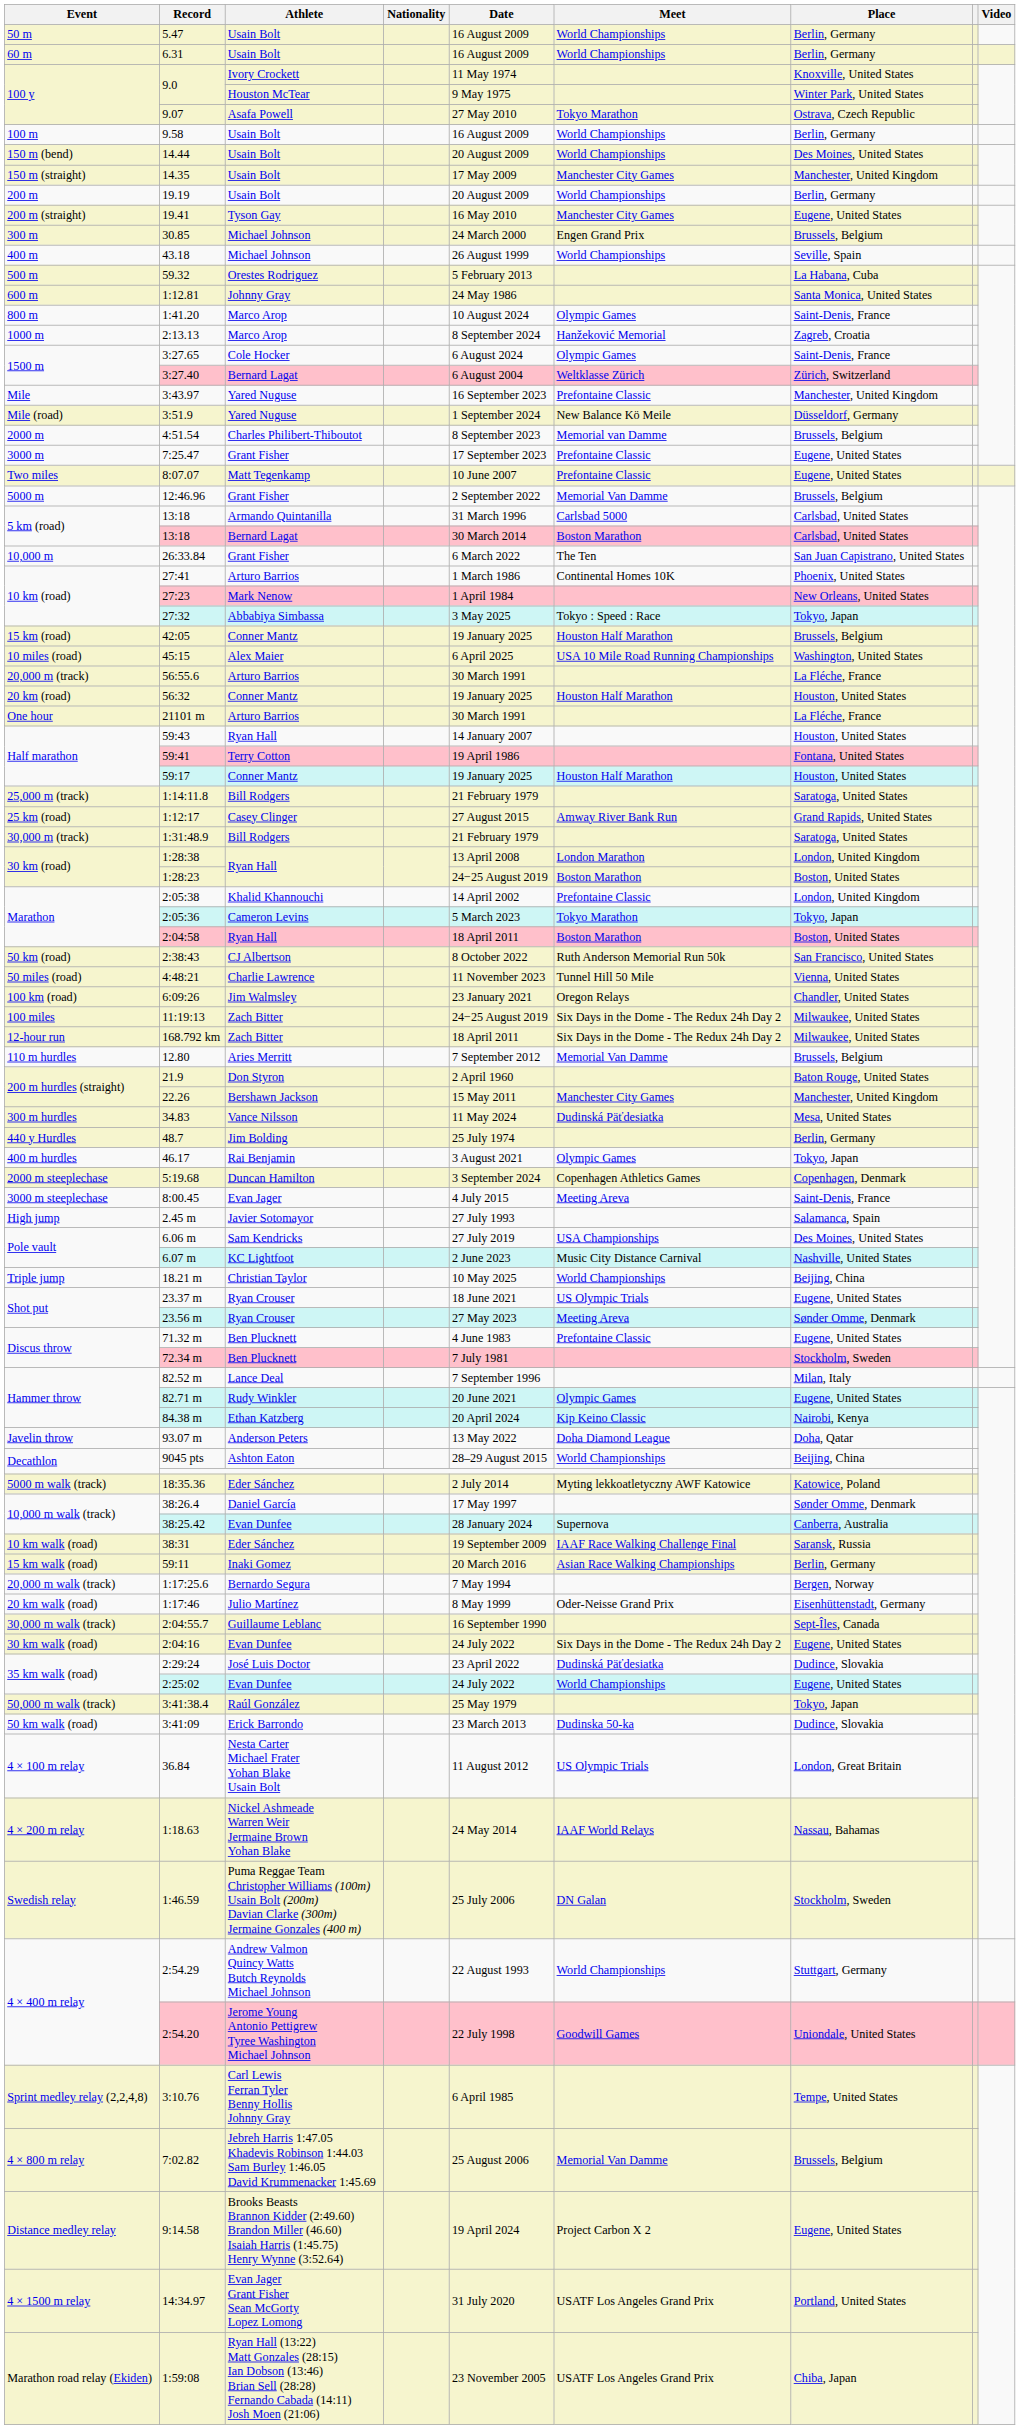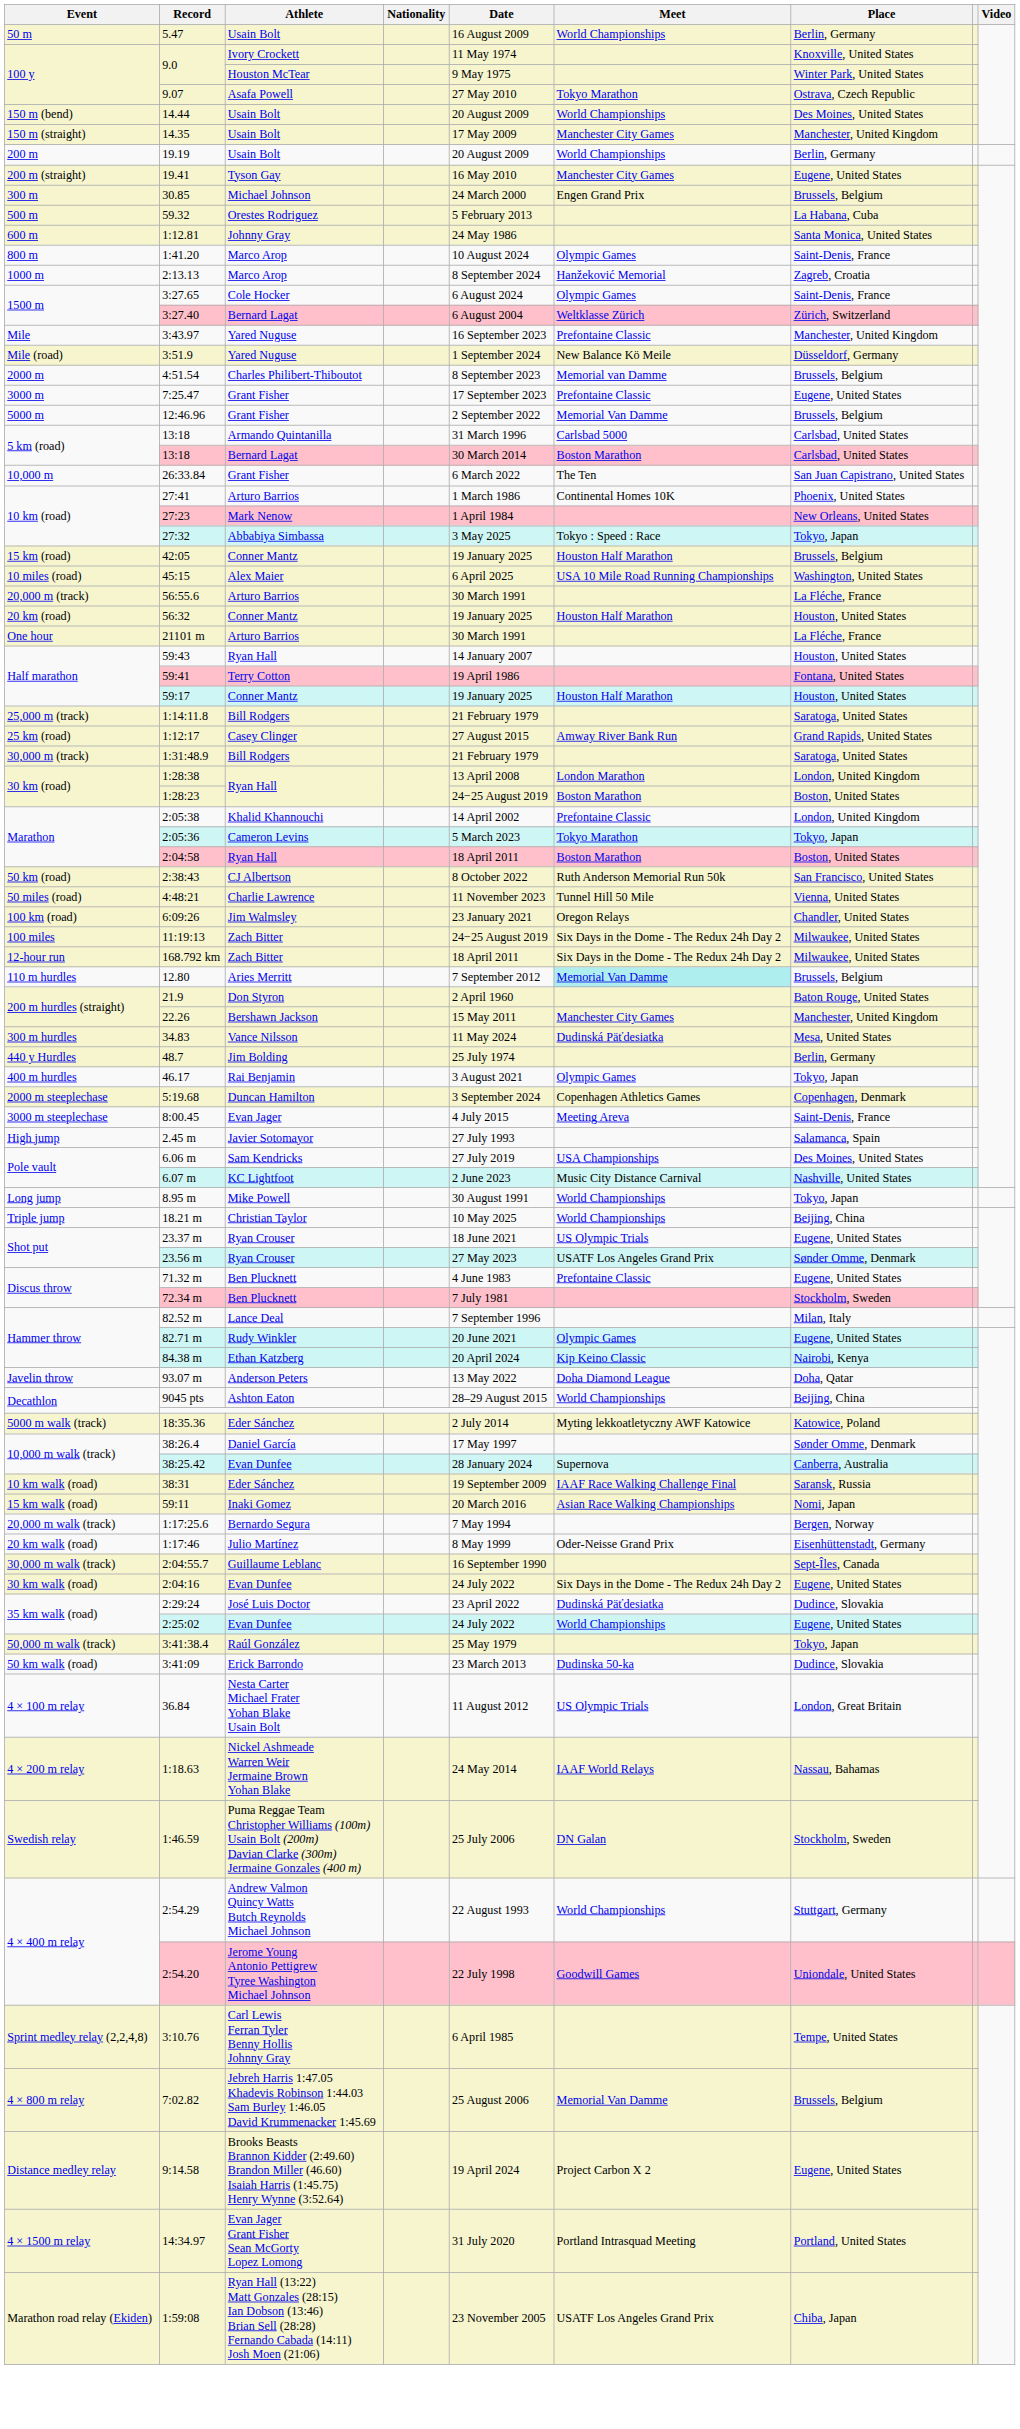- row: (173, 54)
- row: (173, 135)
- row: (176, 255)
- row: (181, 475)
(612, 1057) no background -> (612, 977) paleturquoise background
+ row: (179, 1197)
(593, 1317) Meeting Areva -> (635, 1257) USATF Los Angeles Grand Prix
(835, 1564) Berlin, Germany -> (824, 1504) Nomi, Japan
(635, 2301) USATF Los Angeles Grand Prix -> (626, 2240) Portland Intrasquad Meeting
